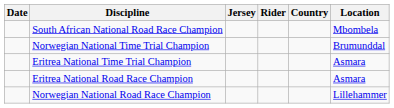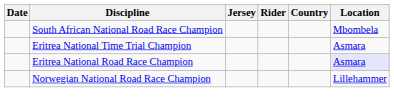- row: (121, 45)
(349, 78) no background -> (349, 62) lavender background
